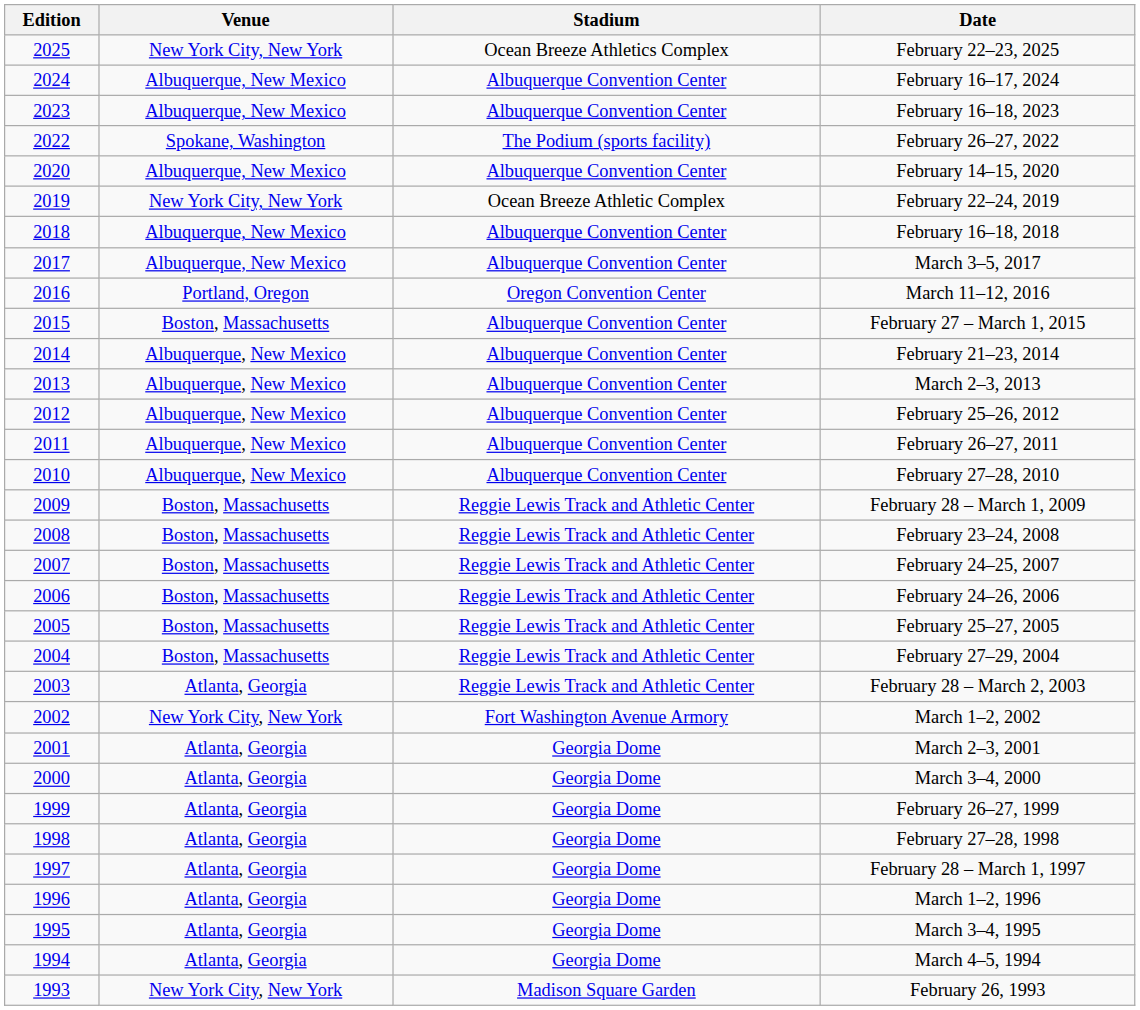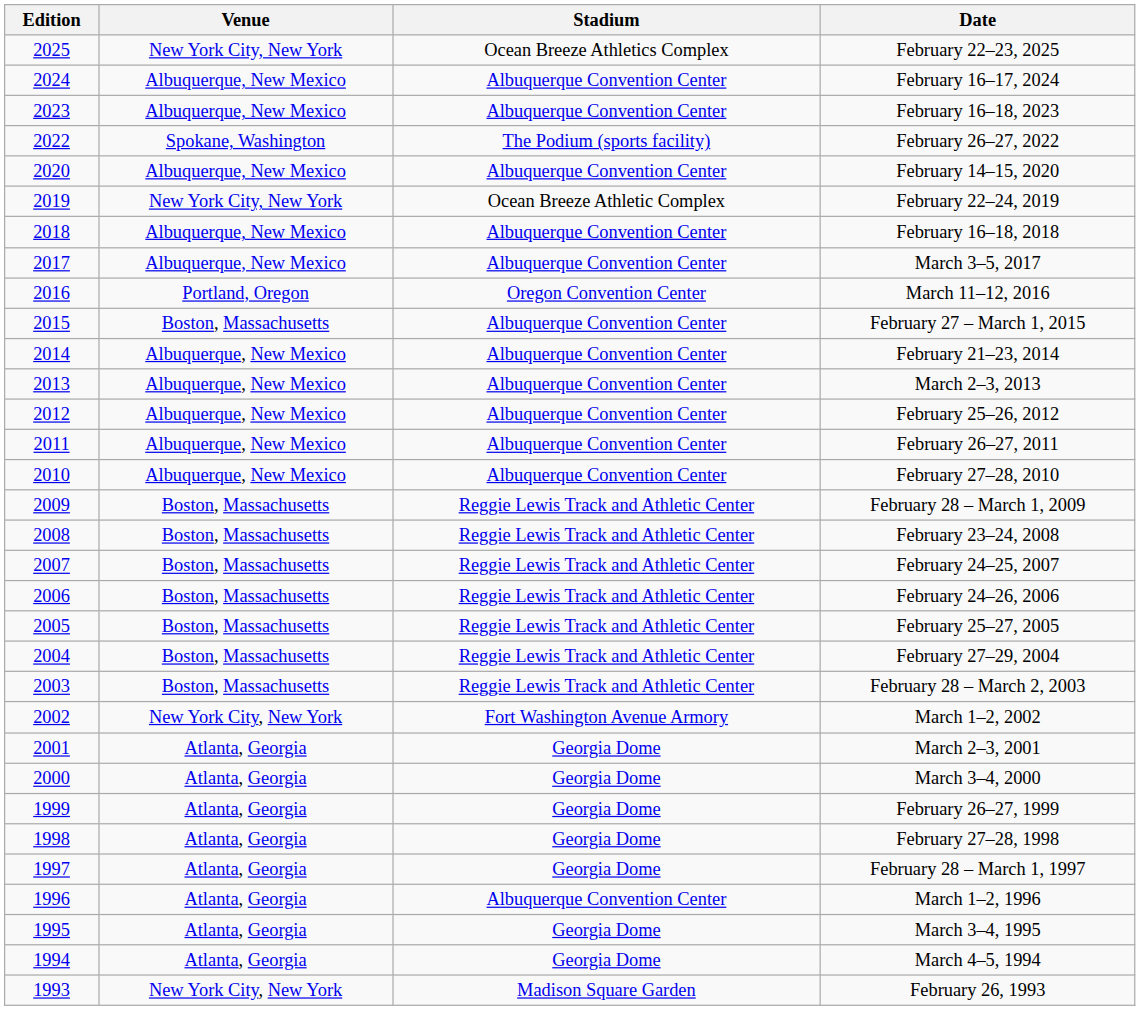(246, 687) Atlanta, Georgia -> (246, 687) Boston, Massachusetts
(606, 899) Georgia Dome -> (606, 899) Albuquerque Convention Center
